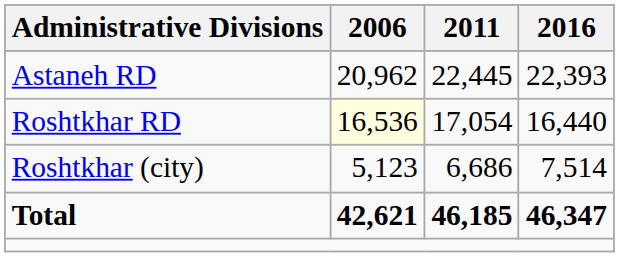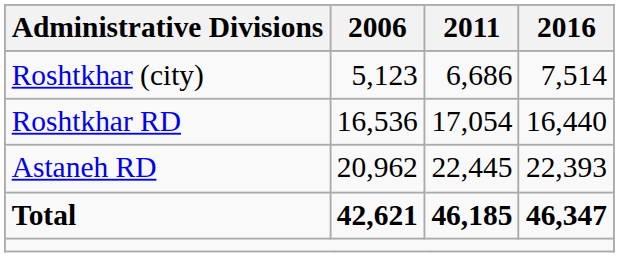rows swapped: (84, 74) <-> (108, 167)
(377, 121) lightyellow background -> (377, 121) no background
